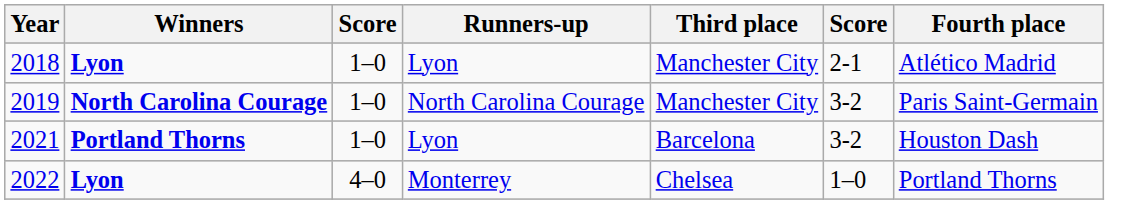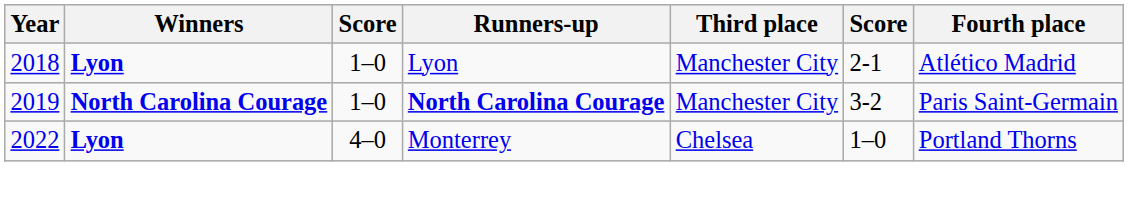(526, 101) normal -> (536, 101) bold
- row: (35, 140)
